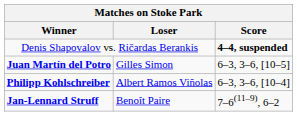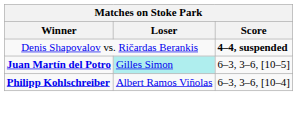(144, 64) no background -> (144, 64) paleturquoise background
- row: (53, 100)
